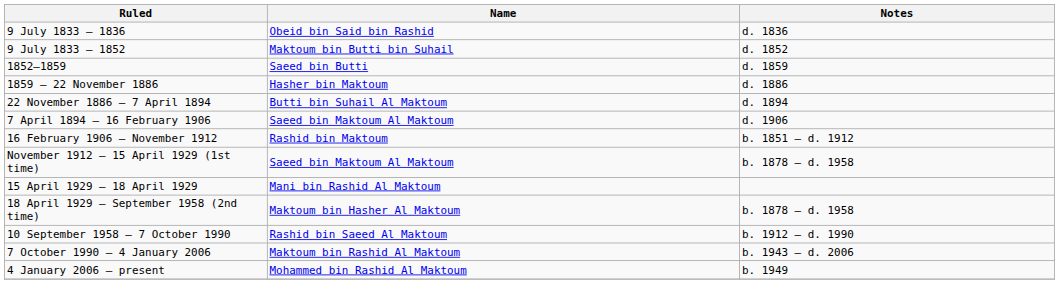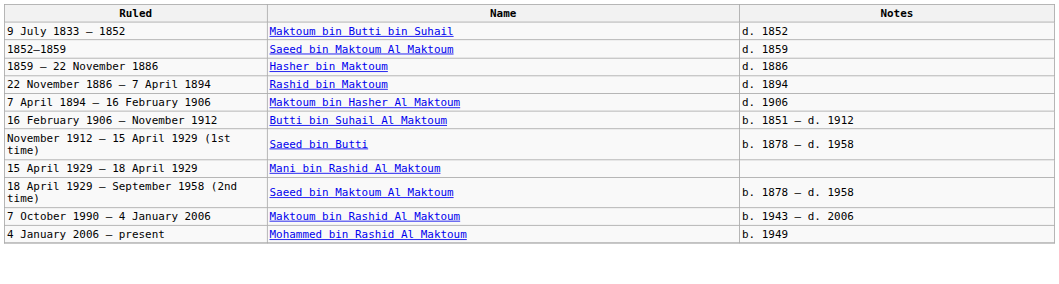- row: (66, 31)
(319, 67) Saeed bin Butti -> (362, 49) Saeed bin Maktoum Al Maktoum
(358, 102) Butti bin Suhail Al Maktoum -> (329, 85) Rashid bin Maktoum
(362, 120) Saeed bin Maktoum Al Maktoum -> (365, 102) Maktoum bin Hasher Al Maktoum
(329, 138) Rashid bin Maktoum -> (358, 120) Butti bin Suhail Al Maktoum
(362, 162) Saeed bin Maktoum Al Maktoum -> (319, 144) Saeed bin Butti
(365, 210) Maktoum bin Hasher Al Maktoum -> (362, 192) Saeed bin Maktoum Al Maktoum
- row: (119, 234)
